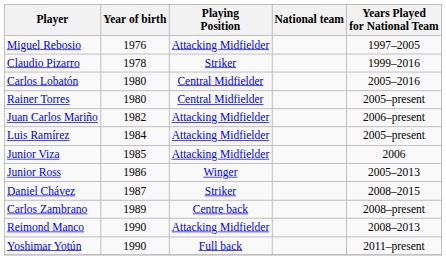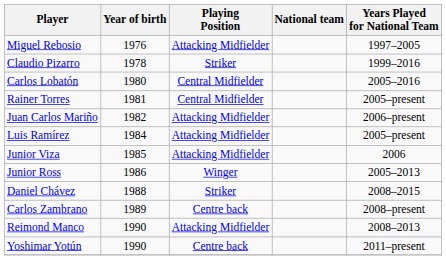(135, 99) 1980 -> (135, 99) 1981
(135, 191) 1987 -> (135, 191) 1988
(220, 245) Full back -> (220, 245) Centre back
